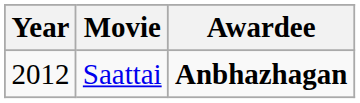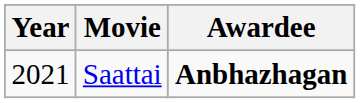(41, 73) 2012 -> (41, 73) 2021
